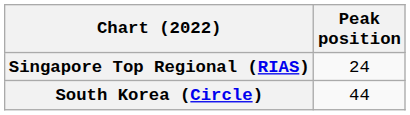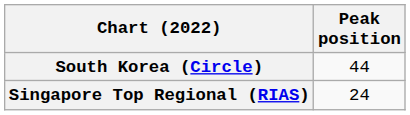rows swapped: (159, 67) <-> (159, 95)
